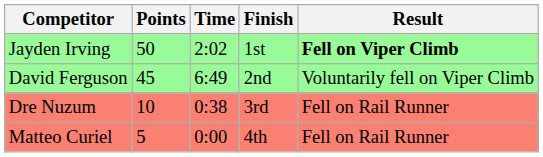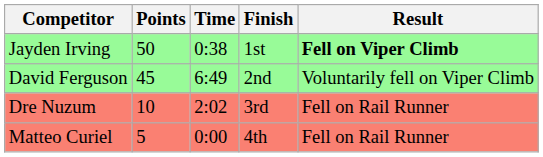(211, 48) 2:02 -> (211, 48) 0:38
(211, 107) 0:38 -> (211, 107) 2:02
